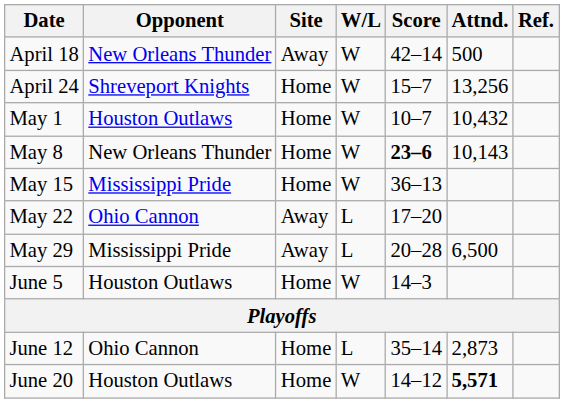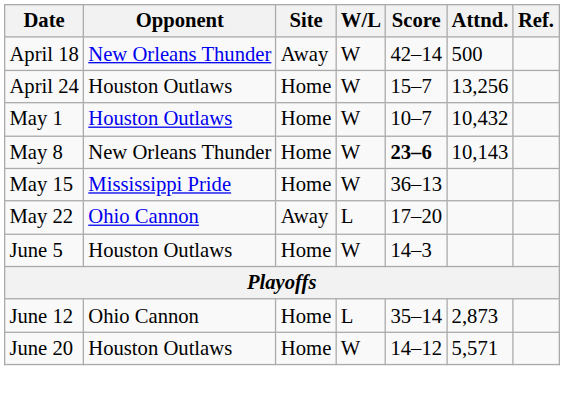(169, 86) Shreveport Knights -> (160, 86) Houston Outlaws
- row: (41, 250)
(475, 380) bold -> (475, 348) normal
